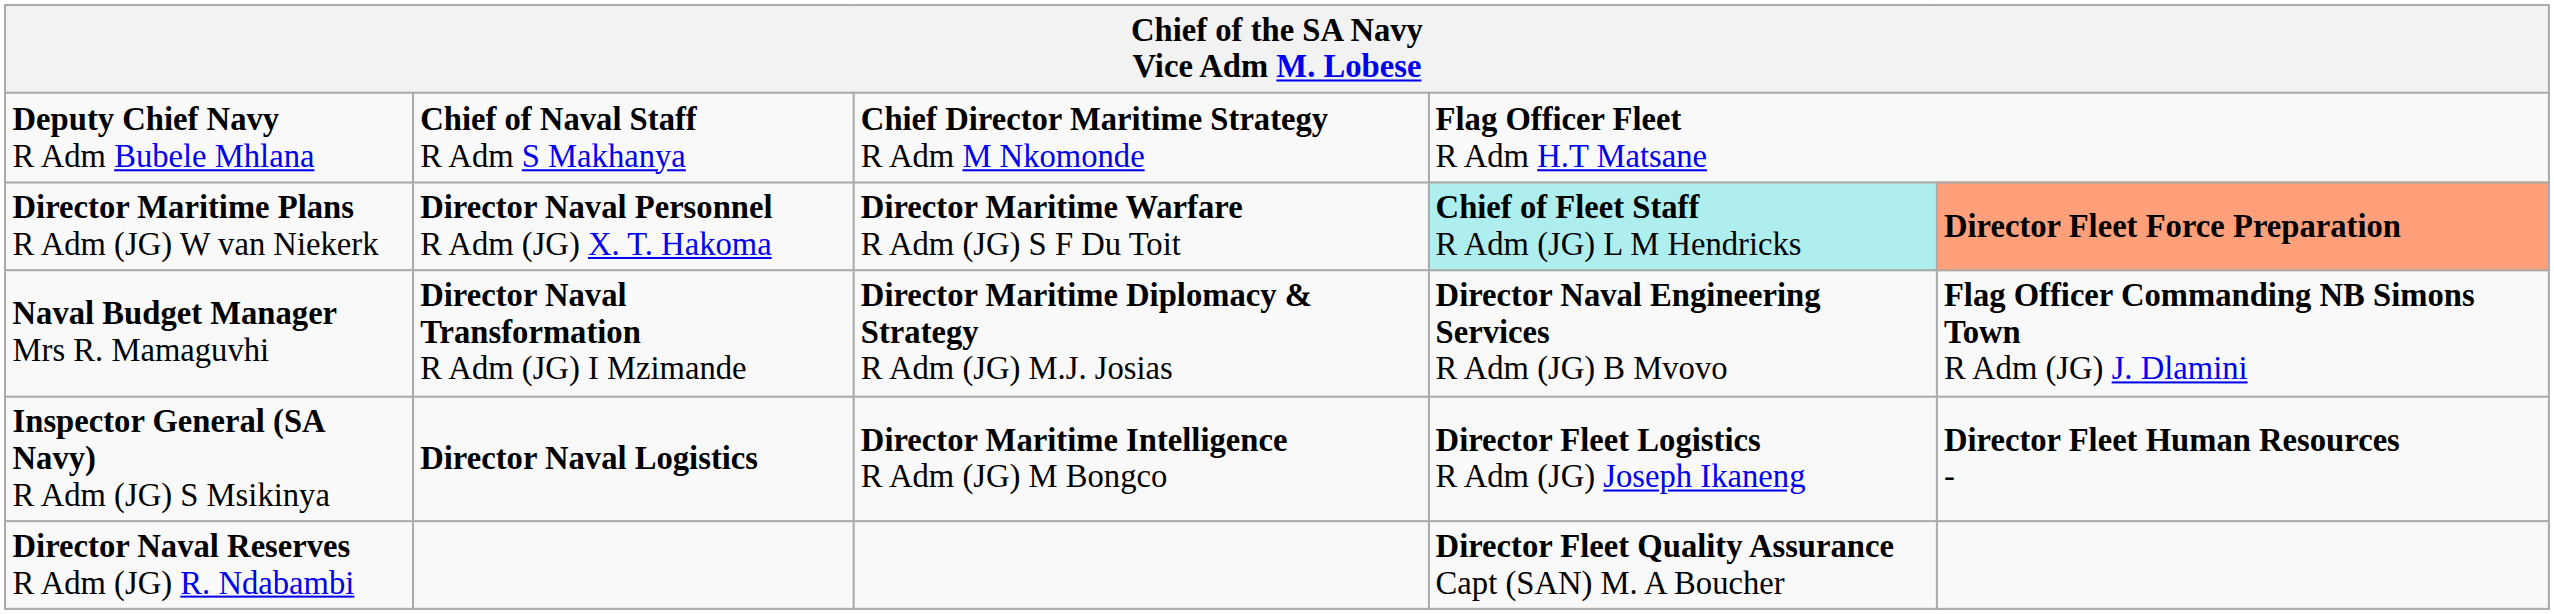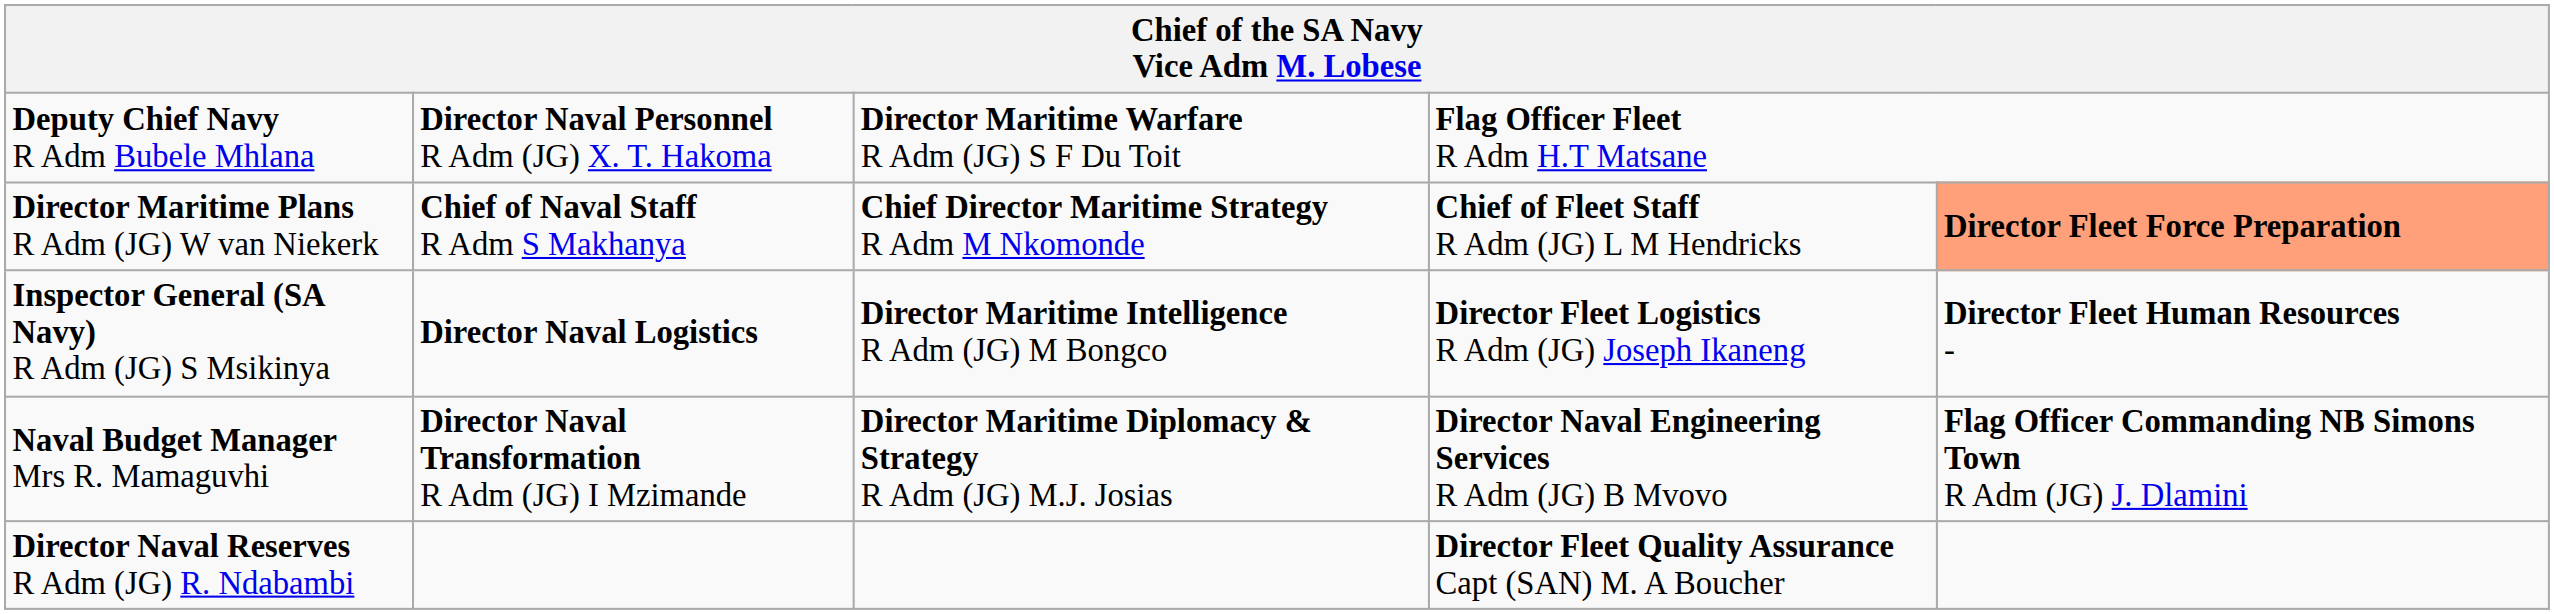(558, 137) Chief of Naval Staff R Adm S Makhanya -> (596, 137) Director Naval Personnel R Adm (JG) X. T. Hakoma
(1095, 137) Chief Director Maritime Strategy R Adm M Nkomonde -> (1052, 137) Director Maritime Warfare R Adm (JG) S F Du Toit
(596, 225) Director Naval Personnel R Adm (JG) X. T. Hakoma -> (558, 225) Chief of Naval Staff R Adm S Makhanya
(1052, 225) Director Maritime Warfare R Adm (JG) S F Du Toit -> (1095, 225) Chief Director Maritime Strategy R Adm M Nkomonde
(1619, 225) paleturquoise background -> (1619, 225) no background
rows swapped: (171, 457) <-> (175, 332)
